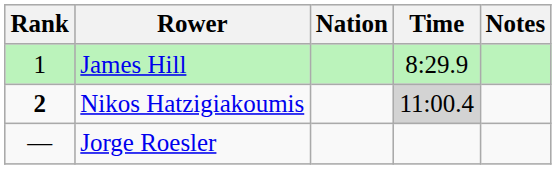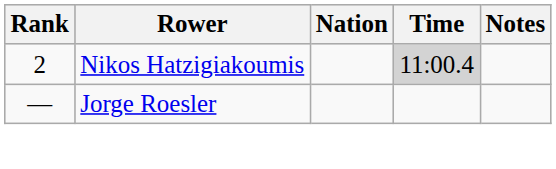- row: (133, 63)
(40, 103) bold -> (40, 63) normal
